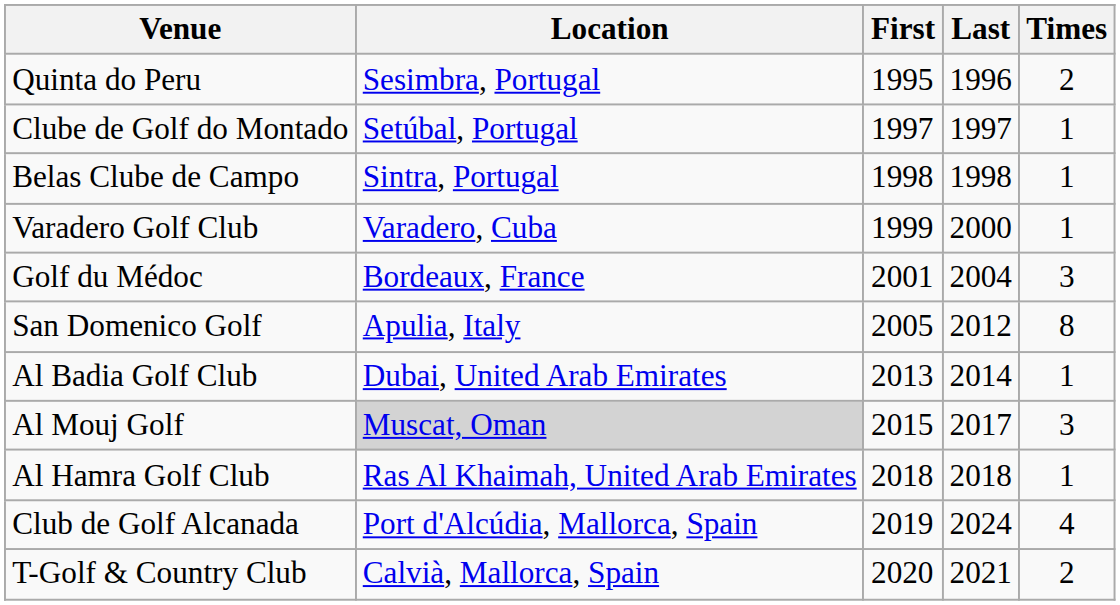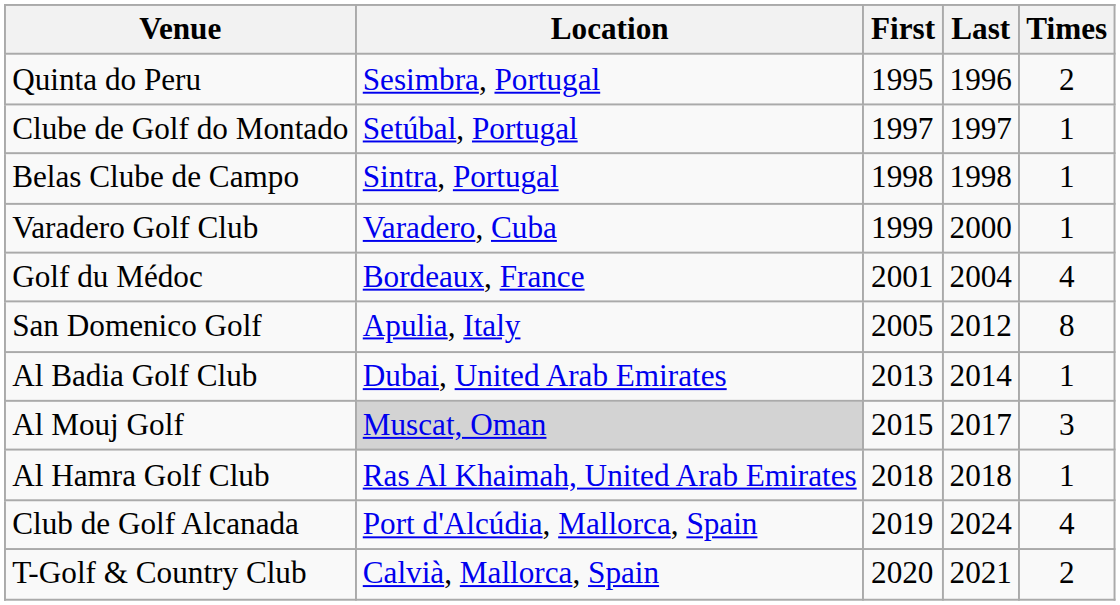(1067, 276) 3 -> (1067, 276) 4
